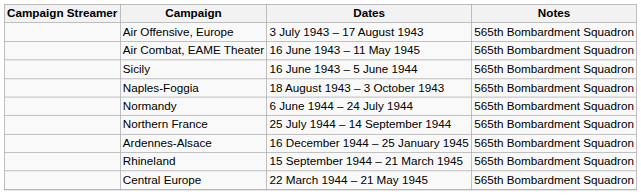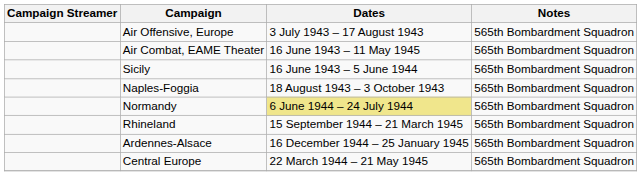(341, 106) no background -> (341, 106) khaki background
- row: (165, 124)
rows swapped: (149, 161) <-> (167, 143)
